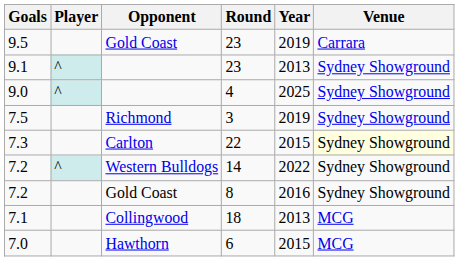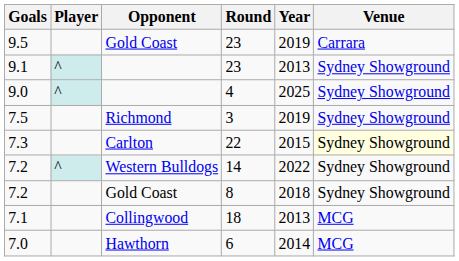(294, 192) 2016 -> (294, 192) 2018
(294, 243) 2015 -> (294, 243) 2014
